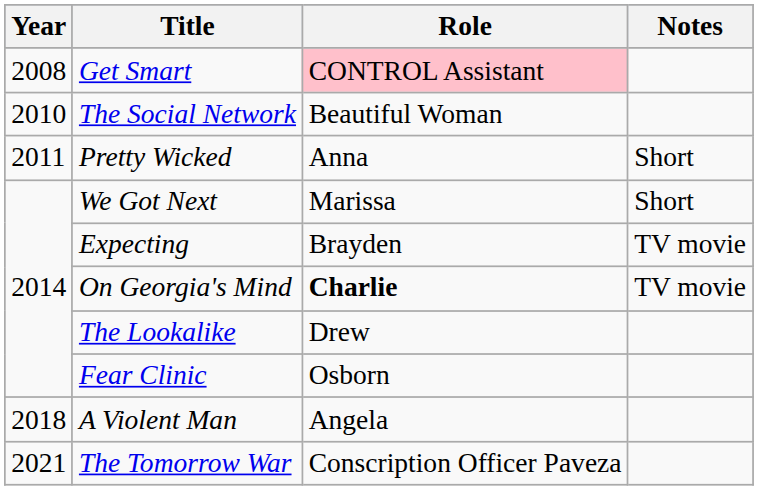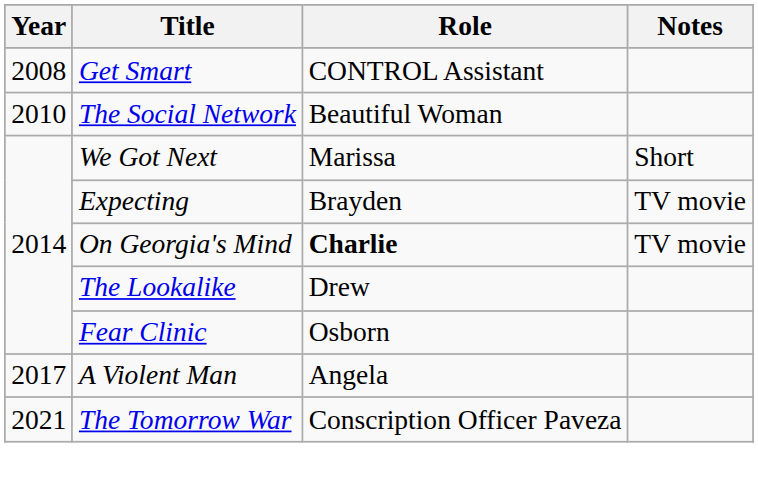(426, 69) pink background -> (426, 69) no background
- row: (155, 157)
(39, 419) 2018 -> (39, 375) 2017
